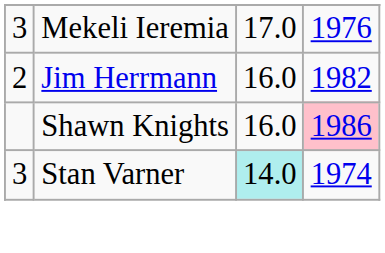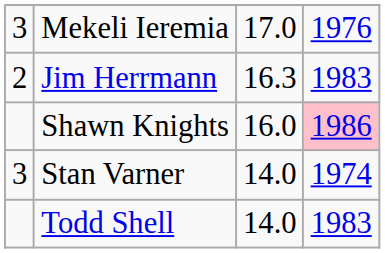(270, 77) 16.0 -> (270, 77) 16.3
(341, 77) 1982 -> (341, 77) 1983
(270, 174) paleturquoise background -> (270, 174) no background
+ row: (108, 222)
